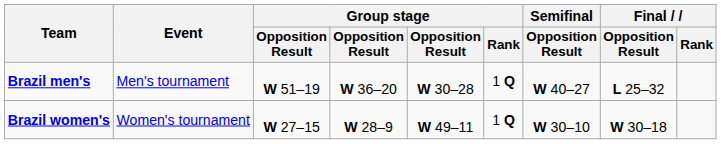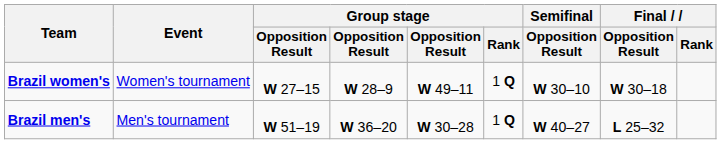rows swapped: (49, 82) <-> (59, 120)
